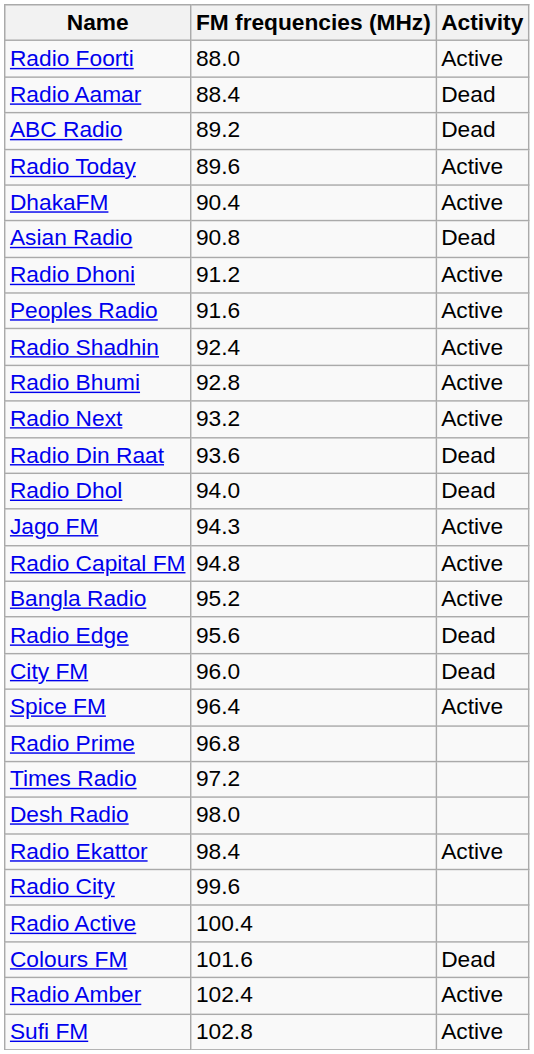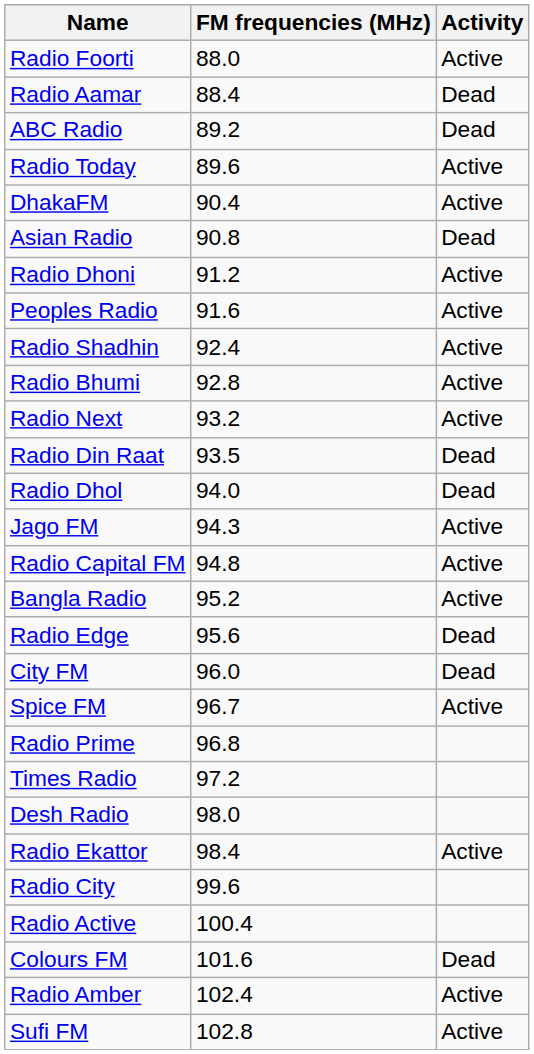(218, 454) 93.6 -> (218, 454) 93.5
(218, 707) 96.4 -> (218, 707) 96.7
